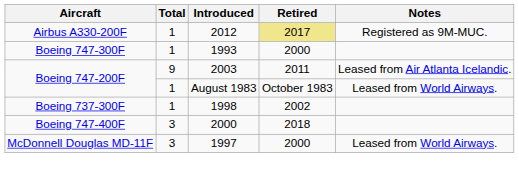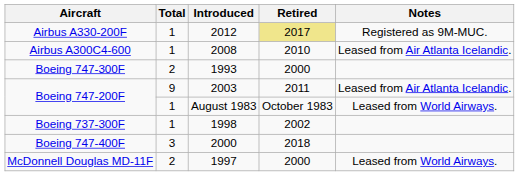+ row: (224, 50)
(172, 50) 1 -> (172, 69) 2
(172, 143) 3 -> (172, 161) 2
